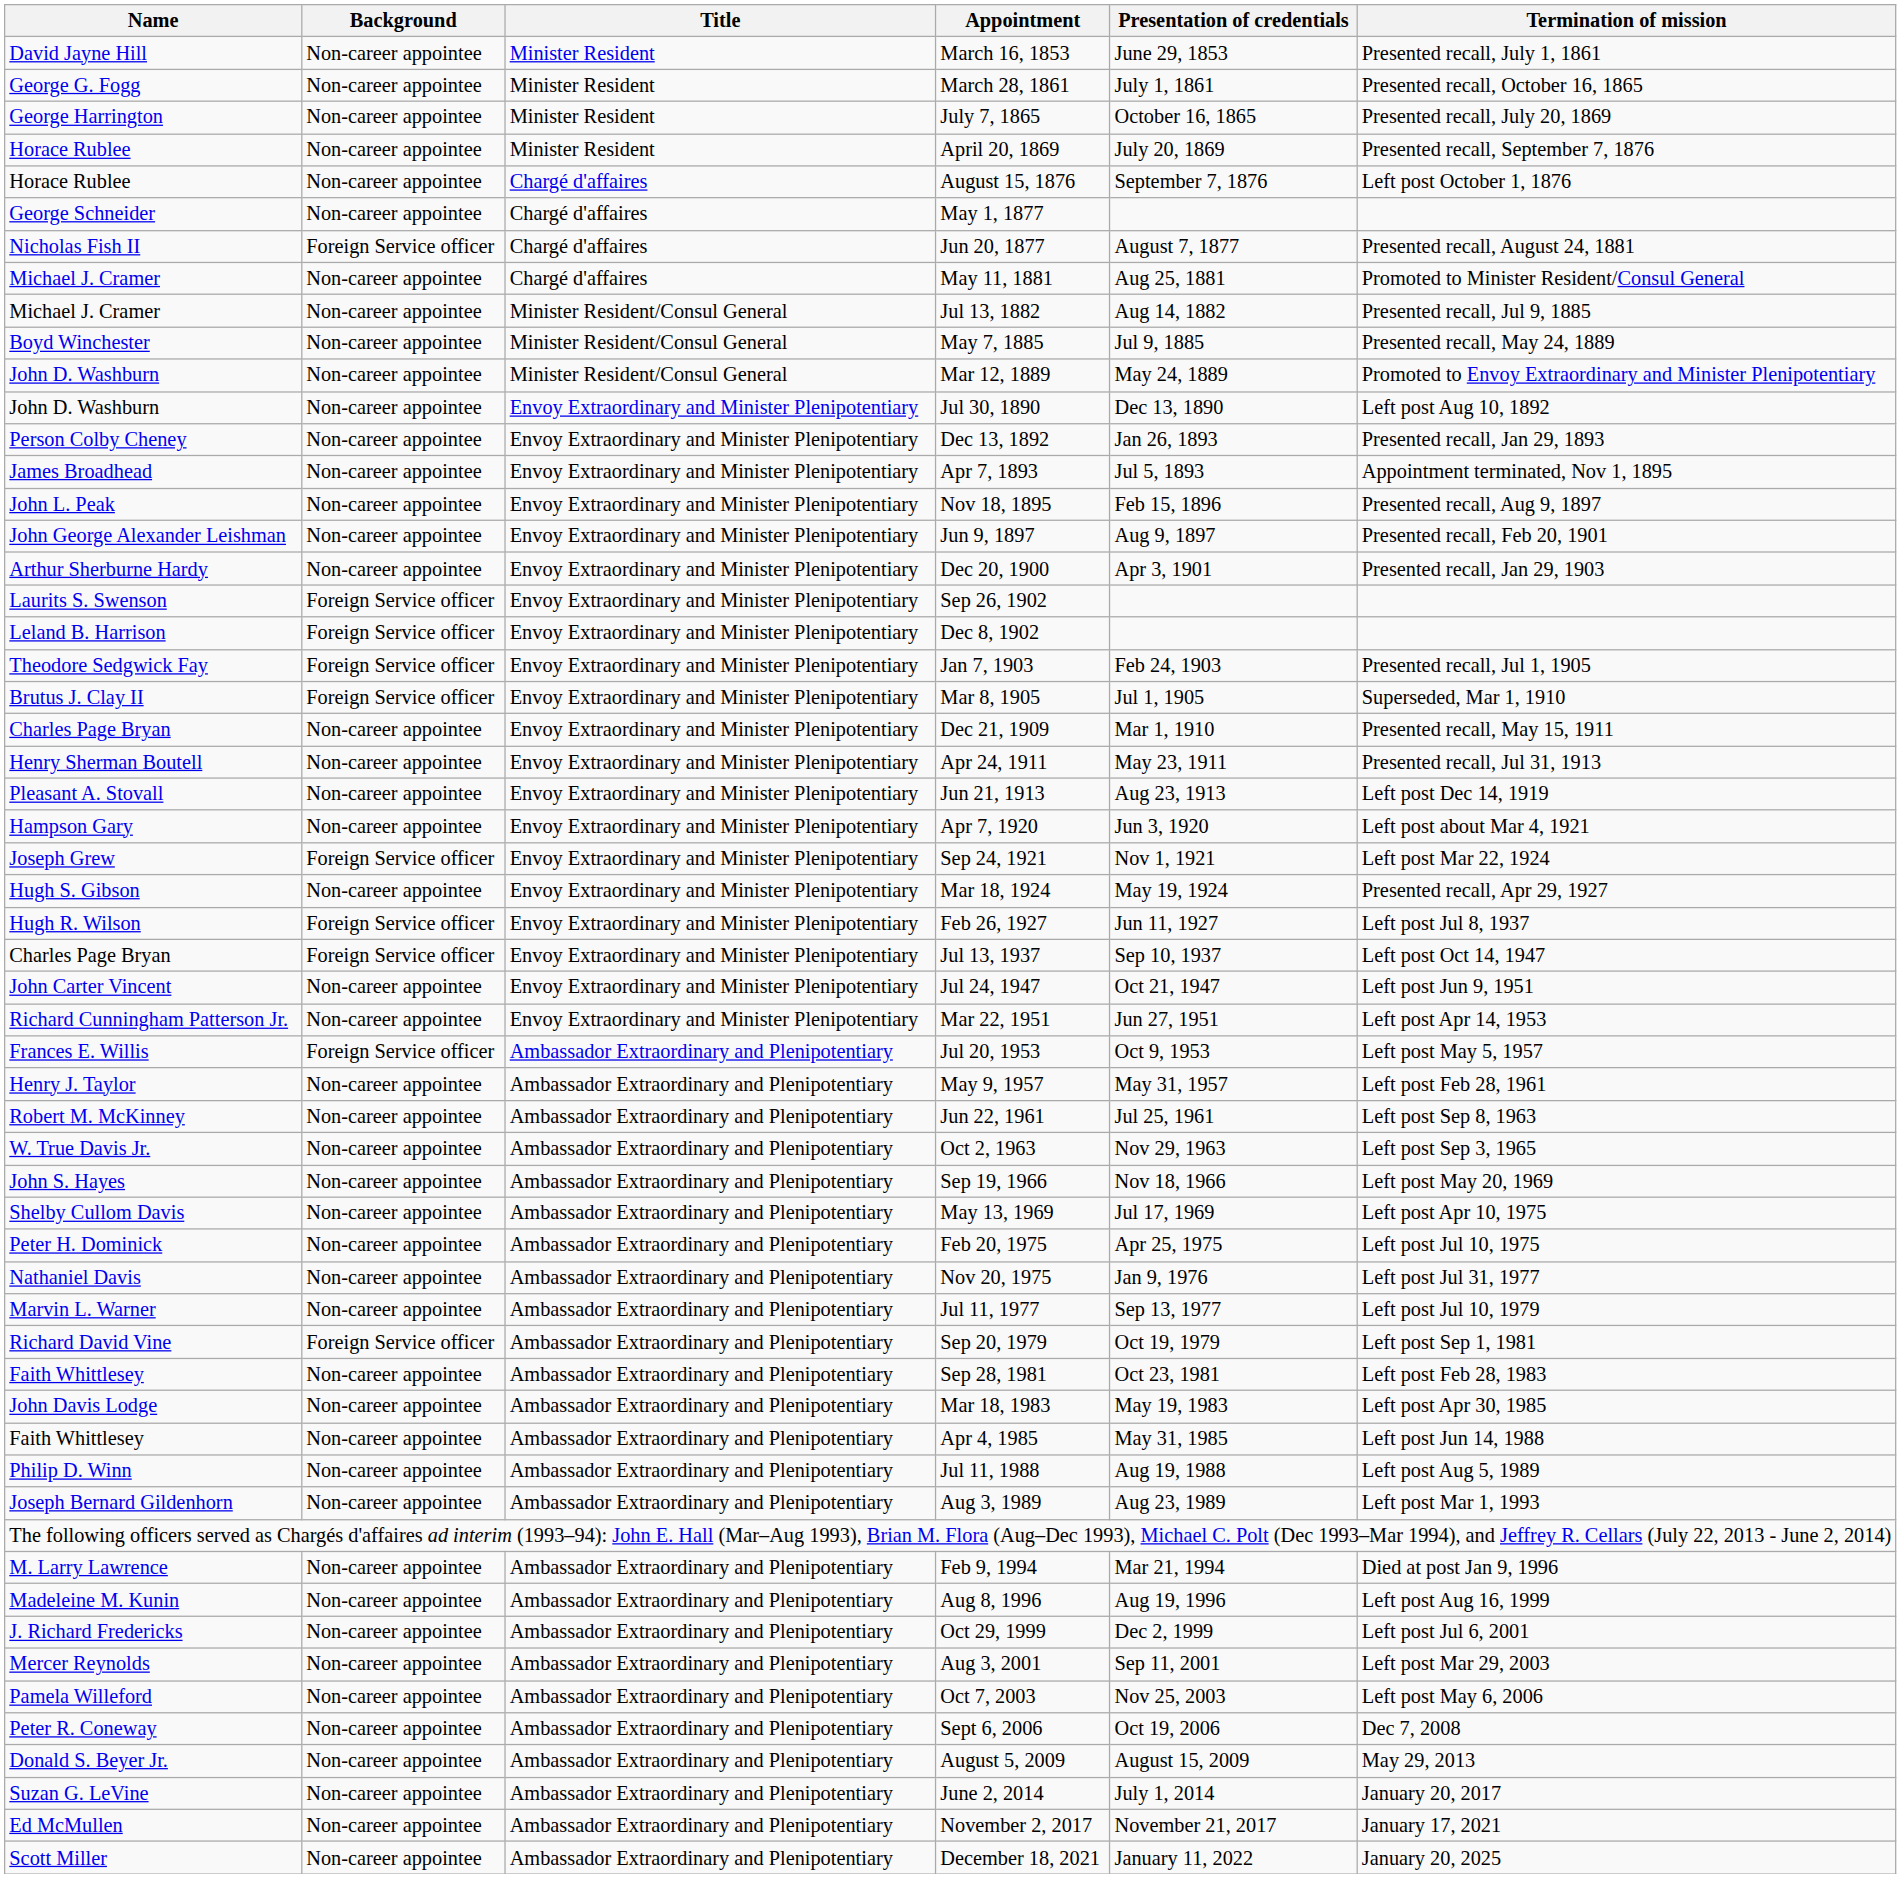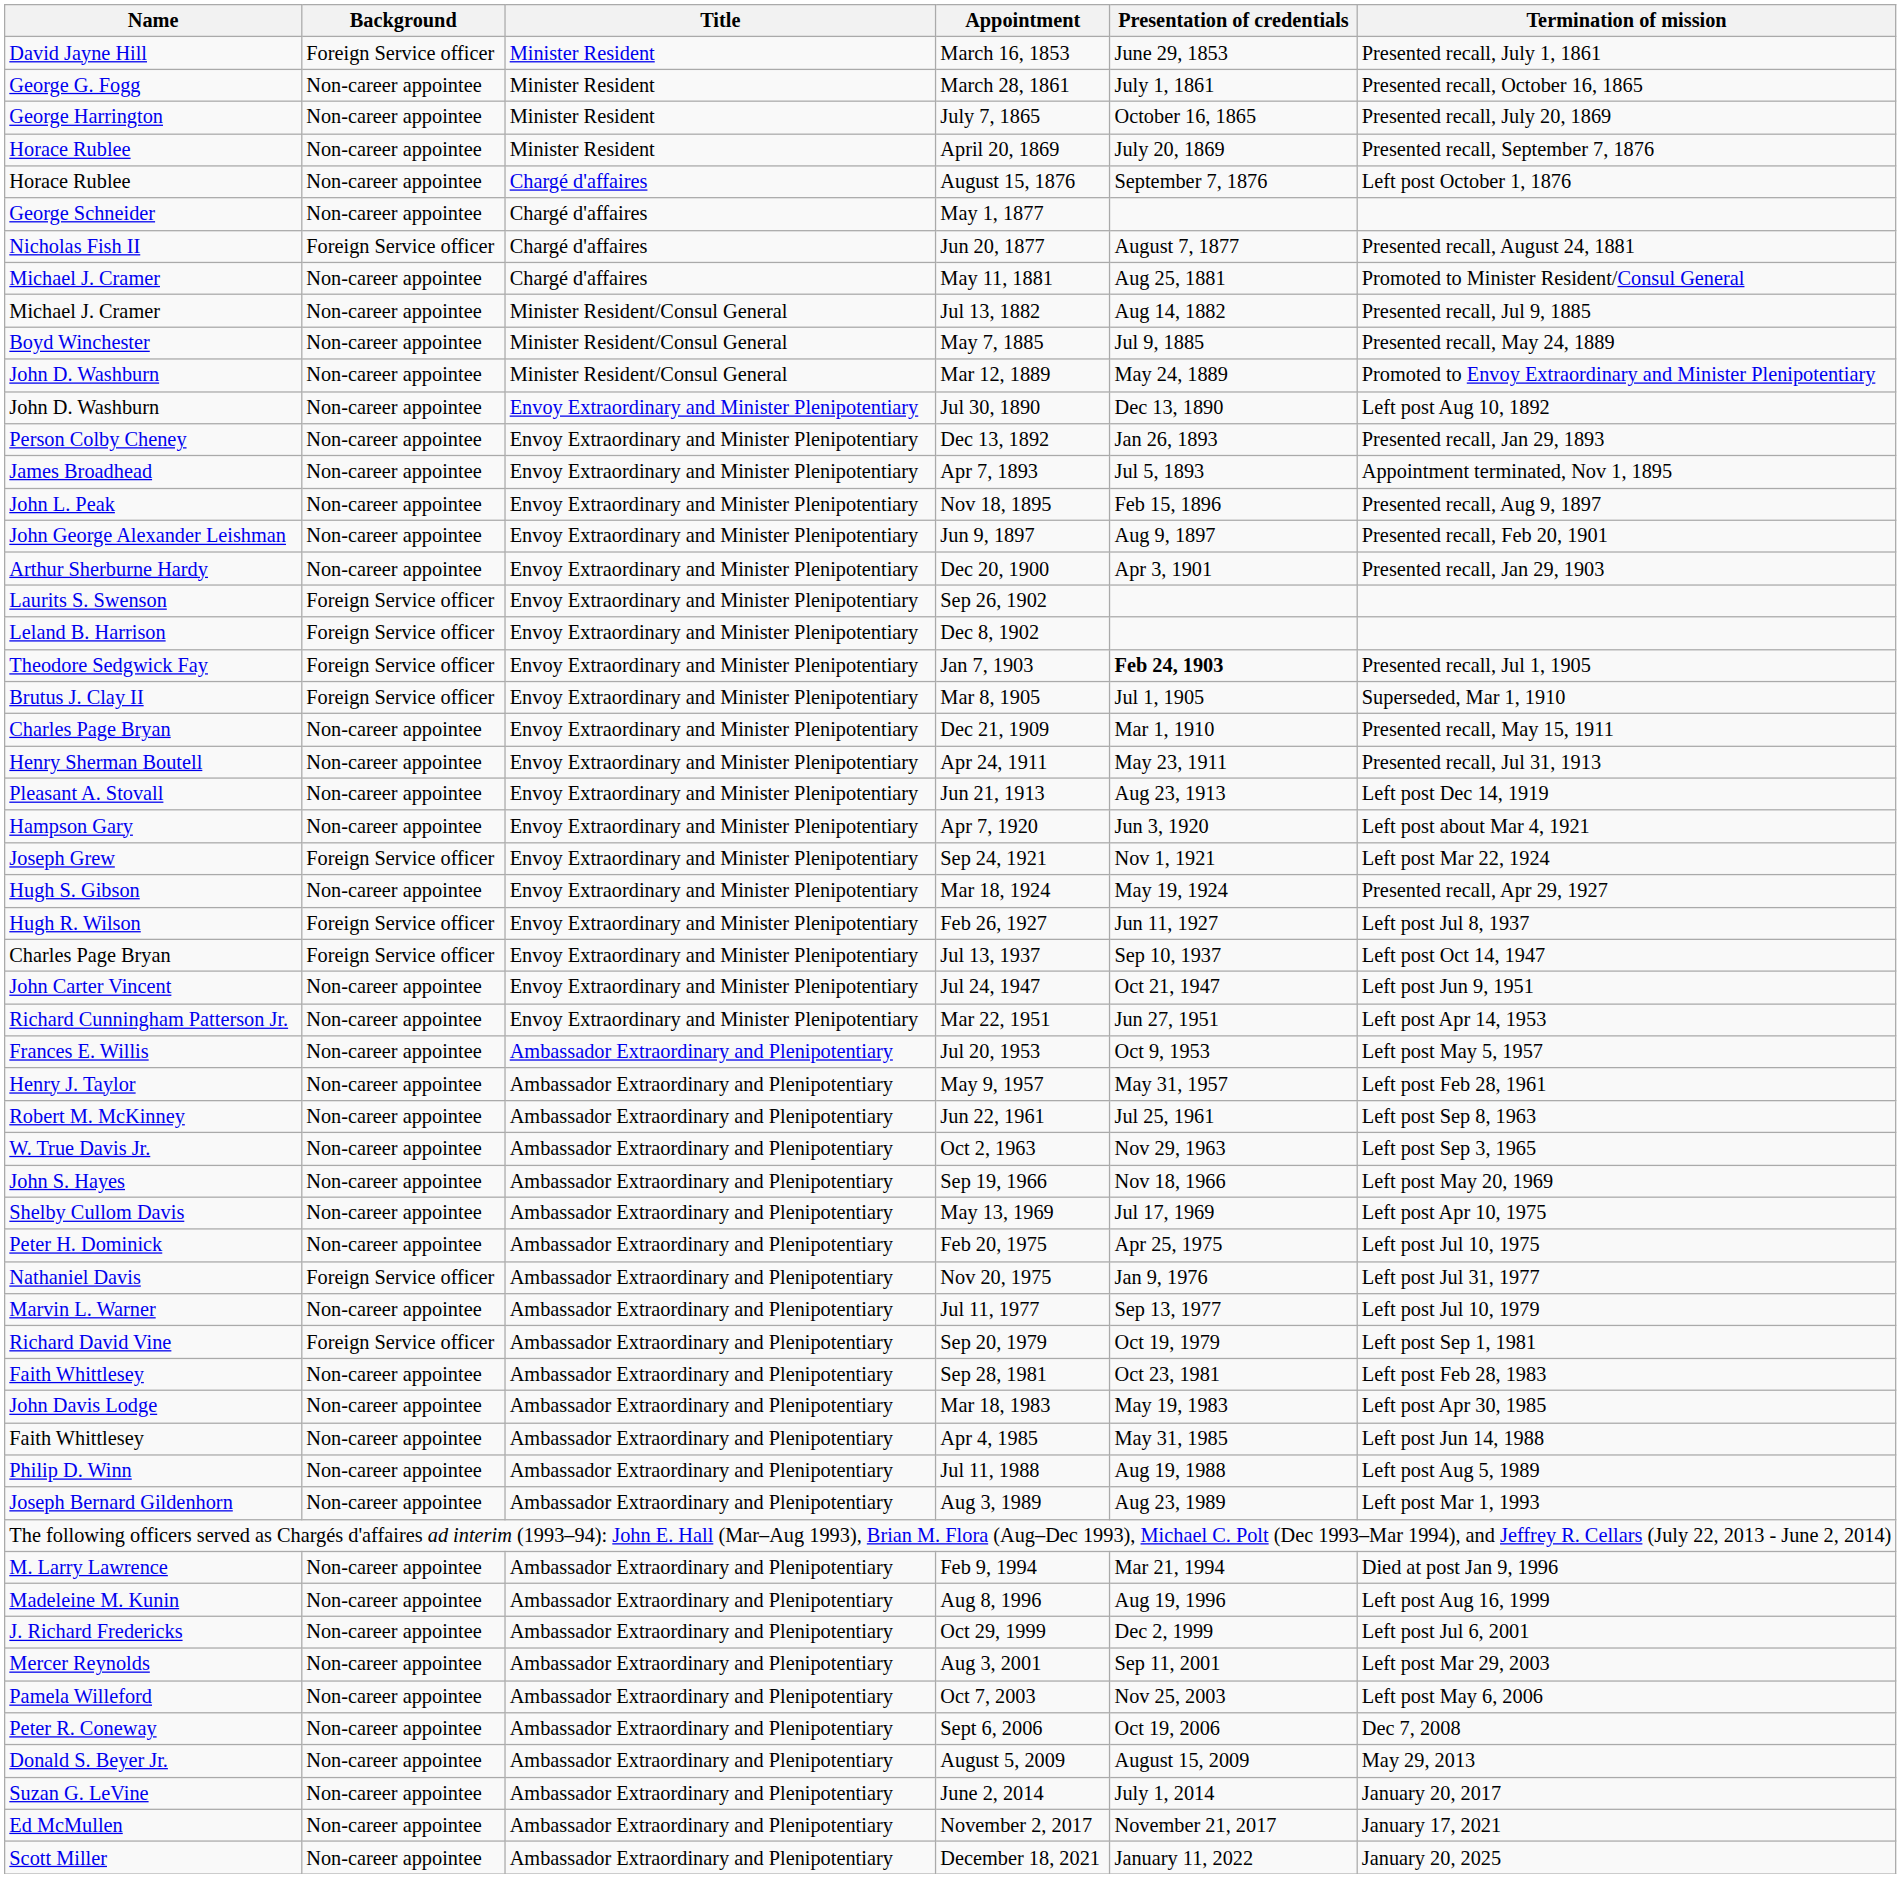(394, 52) Non-career appointee -> (400, 52) Foreign Service officer
(1168, 665) normal -> (1169, 665) bold
(400, 1051) Foreign Service officer -> (394, 1051) Non-career appointee
(394, 1277) Non-career appointee -> (400, 1277) Foreign Service officer
